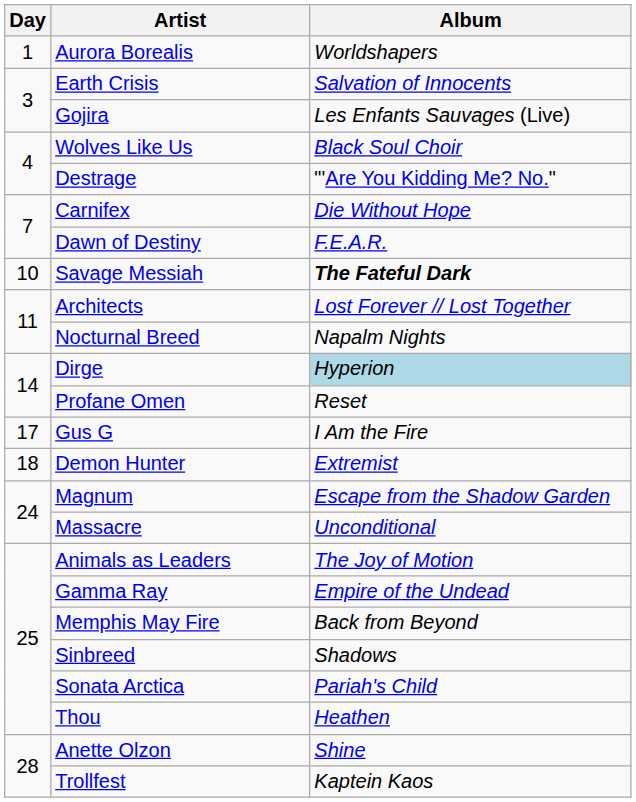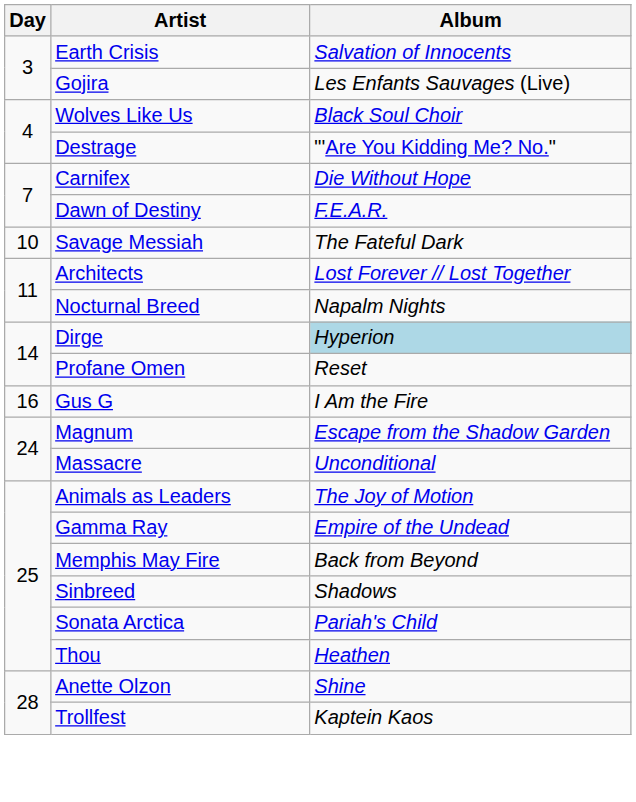- row: (124, 52)
(393, 274) bold -> (389, 242) normal
(28, 432) 17 -> (28, 400) 16
- row: (120, 464)
